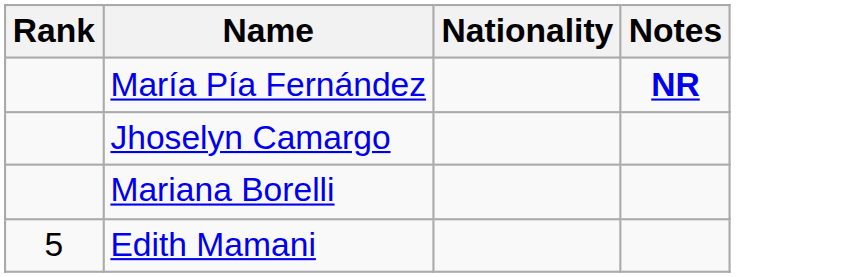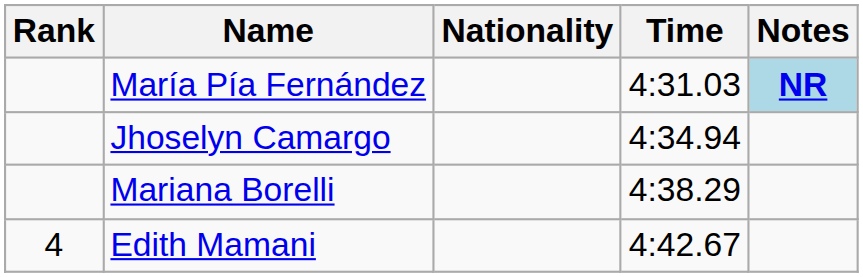+ column: (685, 31)
(675, 84) no background -> (803, 84) lightblue background
(54, 244) 5 -> (54, 244) 4
